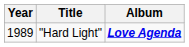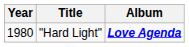(20, 32) 1989 -> (20, 32) 1980
